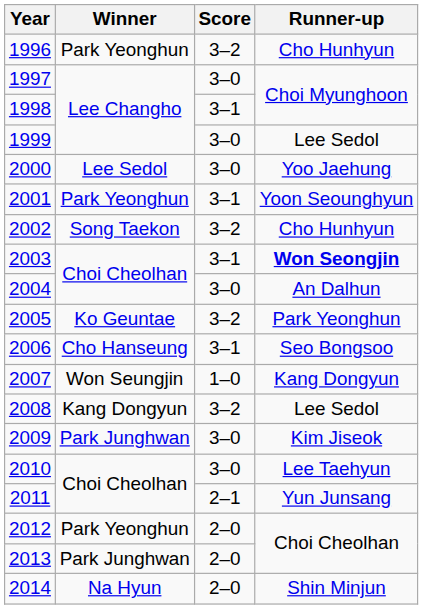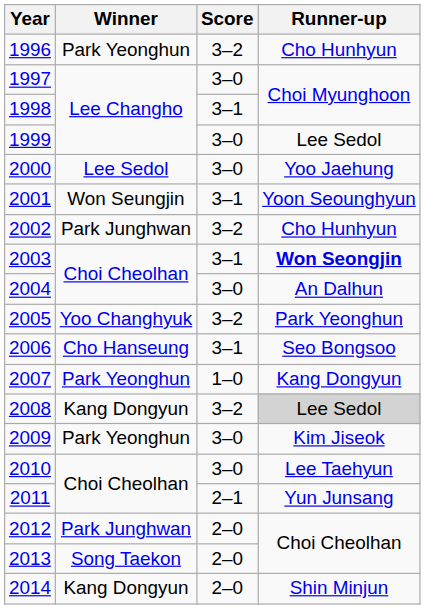(125, 199) Park Yeonghun -> (126, 199) Won Seungjin
(125, 229) Song Taekon -> (126, 229) Park Junghwan
(125, 318) Ko Geuntae -> (126, 318) Yoo Changhyuk
(125, 378) Won Seungjin -> (126, 378) Park Yeonghun
(336, 408) no background -> (339, 408) lightgrey background
(125, 438) Park Junghwan -> (126, 438) Park Yeonghun
(125, 528) Park Yeonghun -> (126, 528) Park Junghwan
(125, 558) Park Junghwan -> (126, 558) Song Taekon
(125, 588) Na Hyun -> (126, 588) Kang Dongyun
